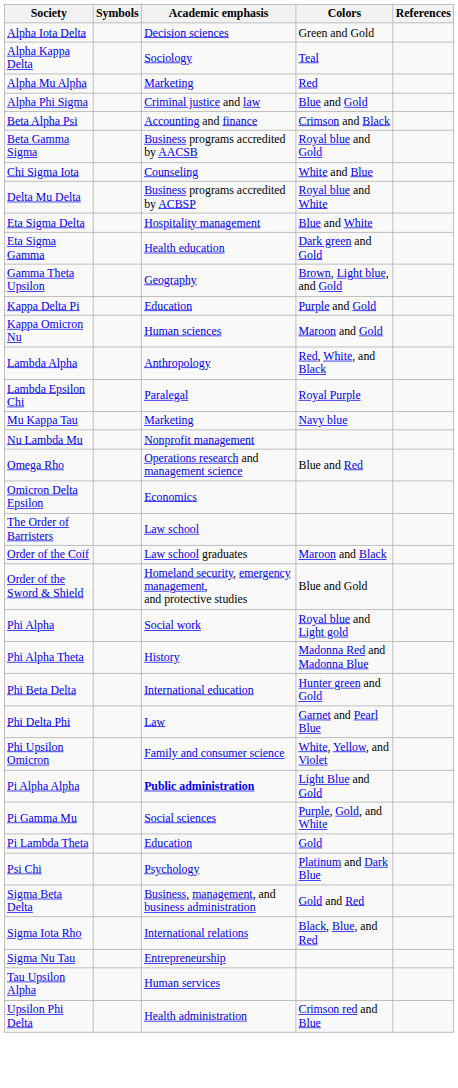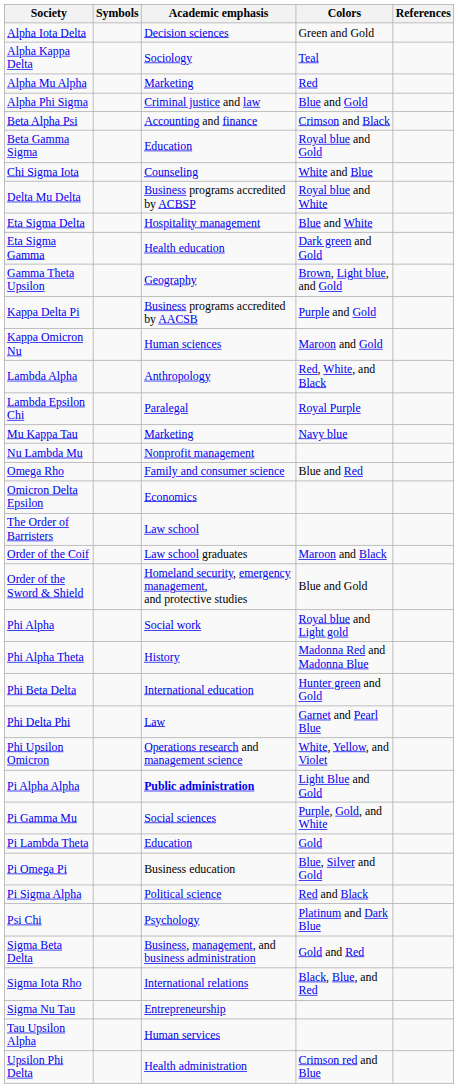(215, 146) Business programs accredited by AACSB -> (168, 146) Education
(168, 305) Education -> (215, 312) Business programs accredited by AACSB
(201, 465) Operations research and management science -> (214, 471) Family and consumer science
(214, 753) Family and consumer science -> (201, 753) Operations research and management science
+ row: (37, 869)
+ row: (44, 894)
